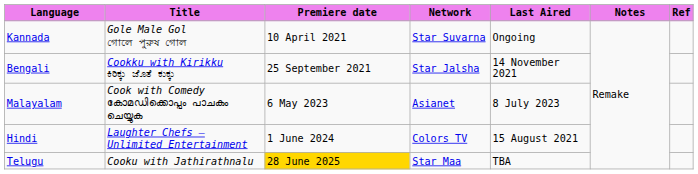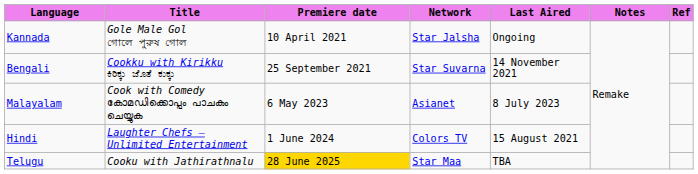(449, 37) Star Suvarna -> (446, 37) Star Jalsha
(446, 68) Star Jalsha -> (449, 68) Star Suvarna
